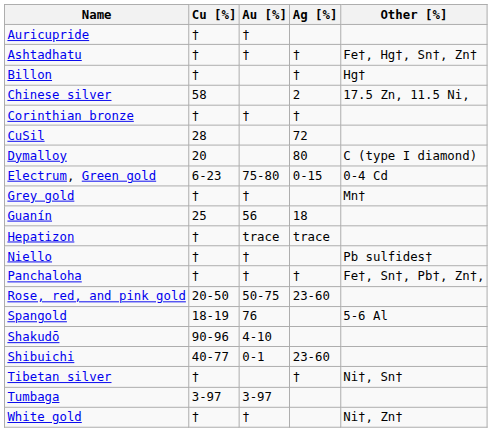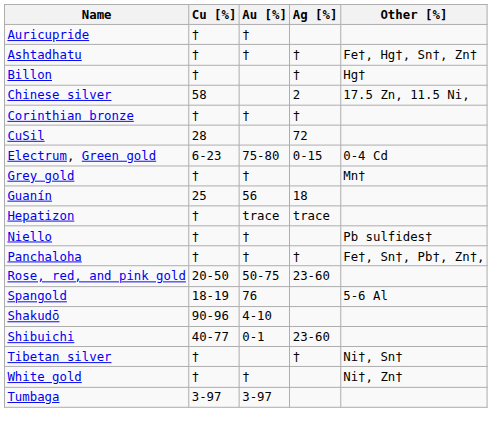- row: (37, 155)
rows swapped: (33, 397) <-> (45, 417)
